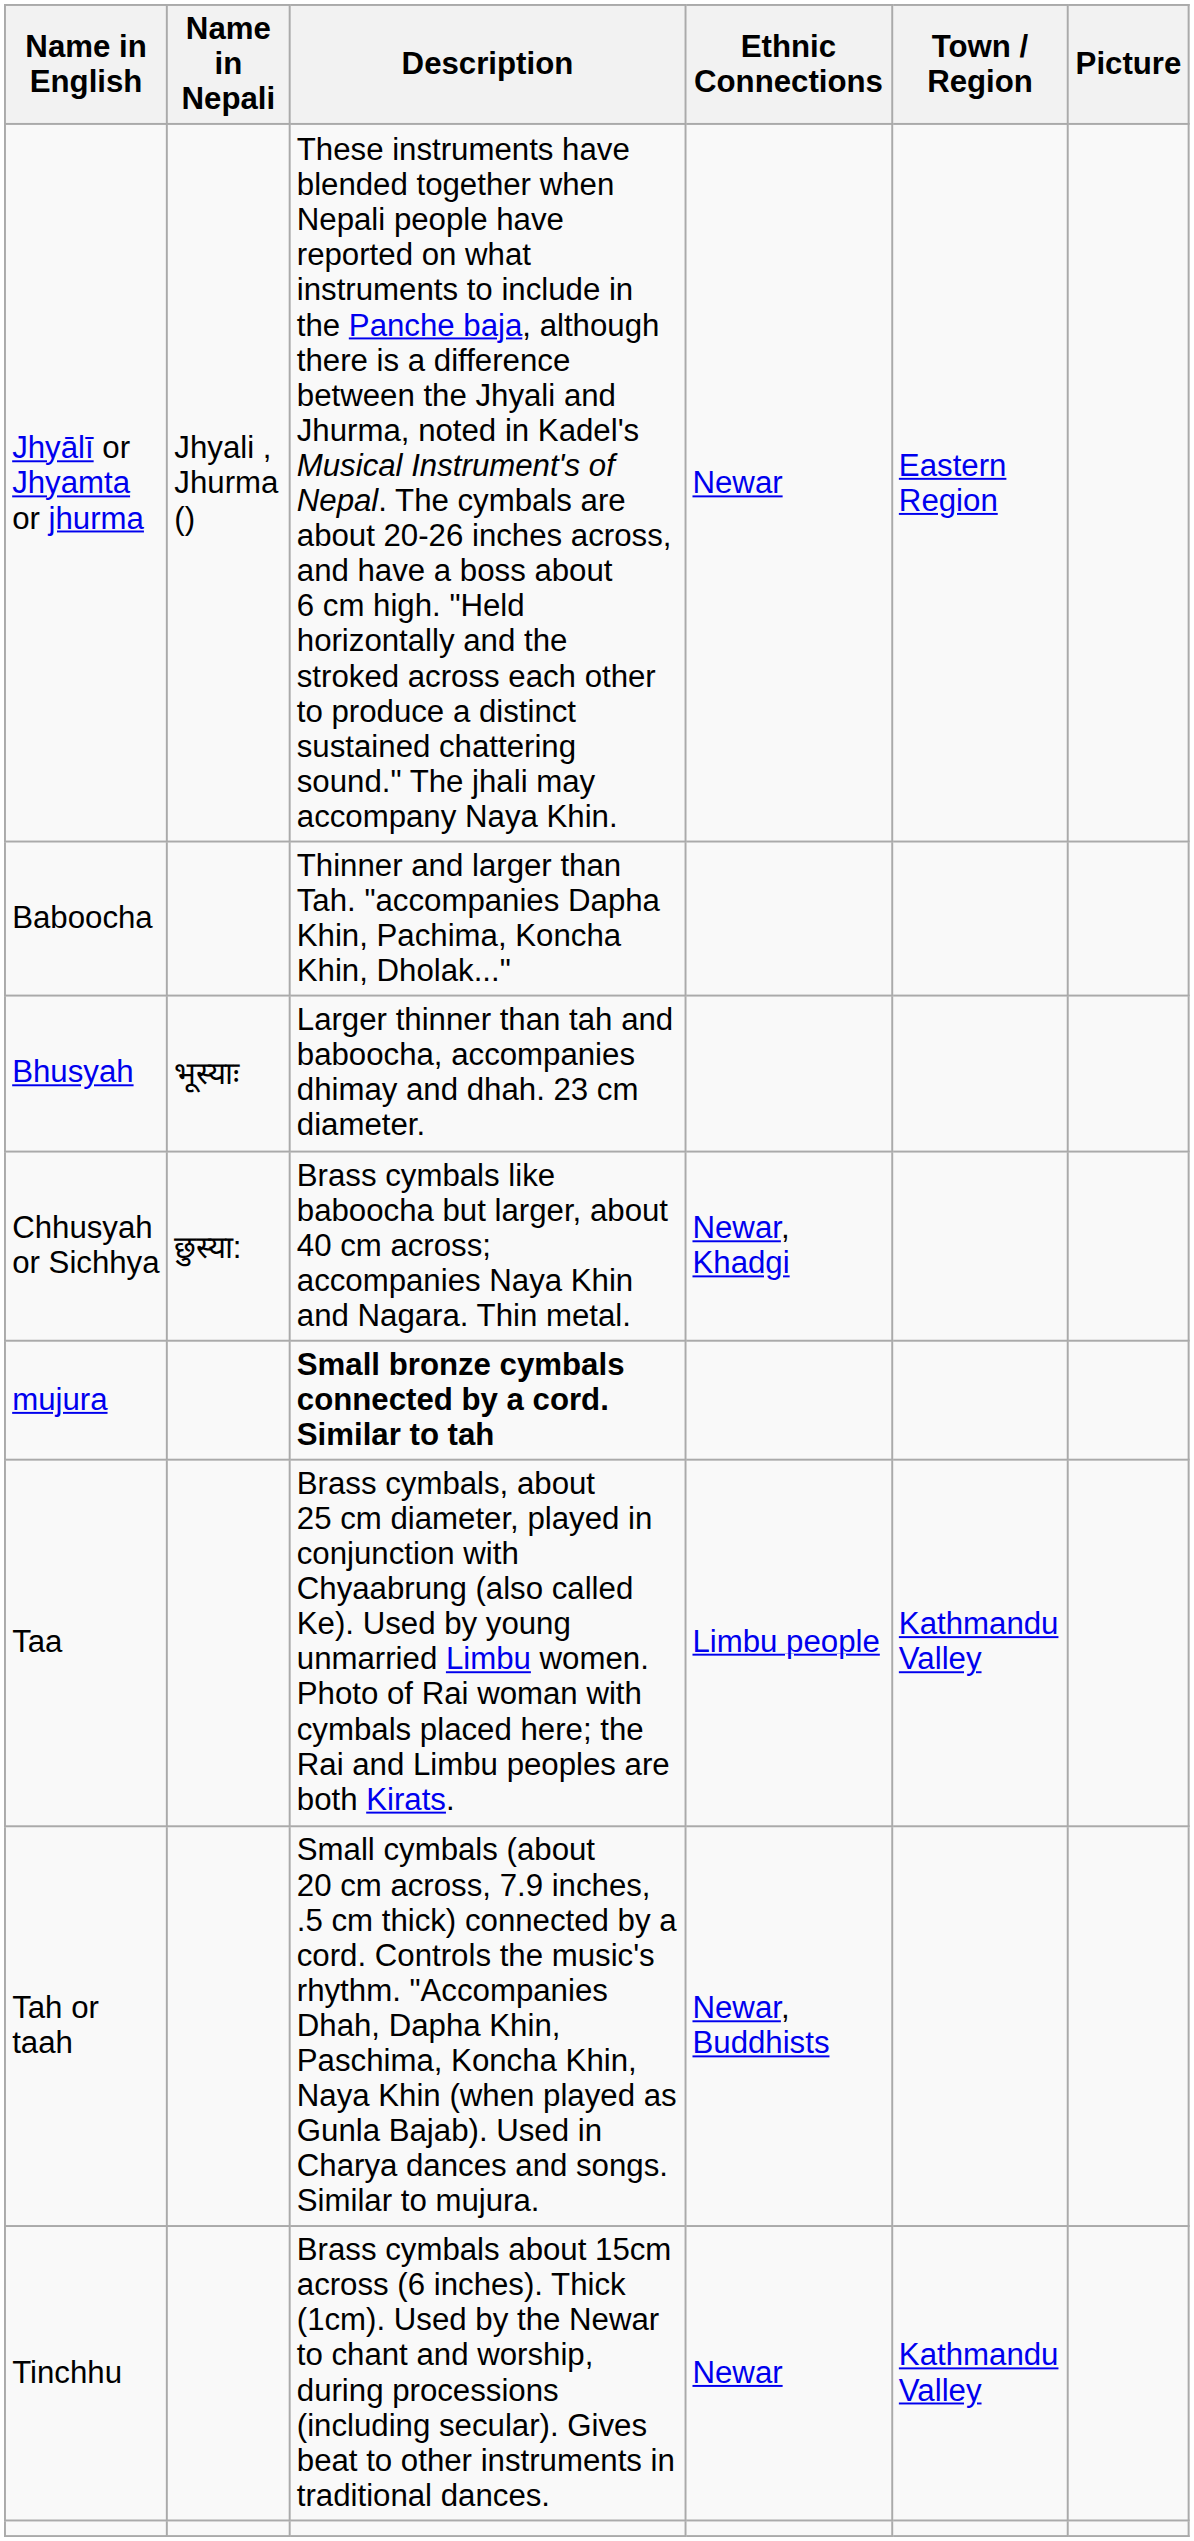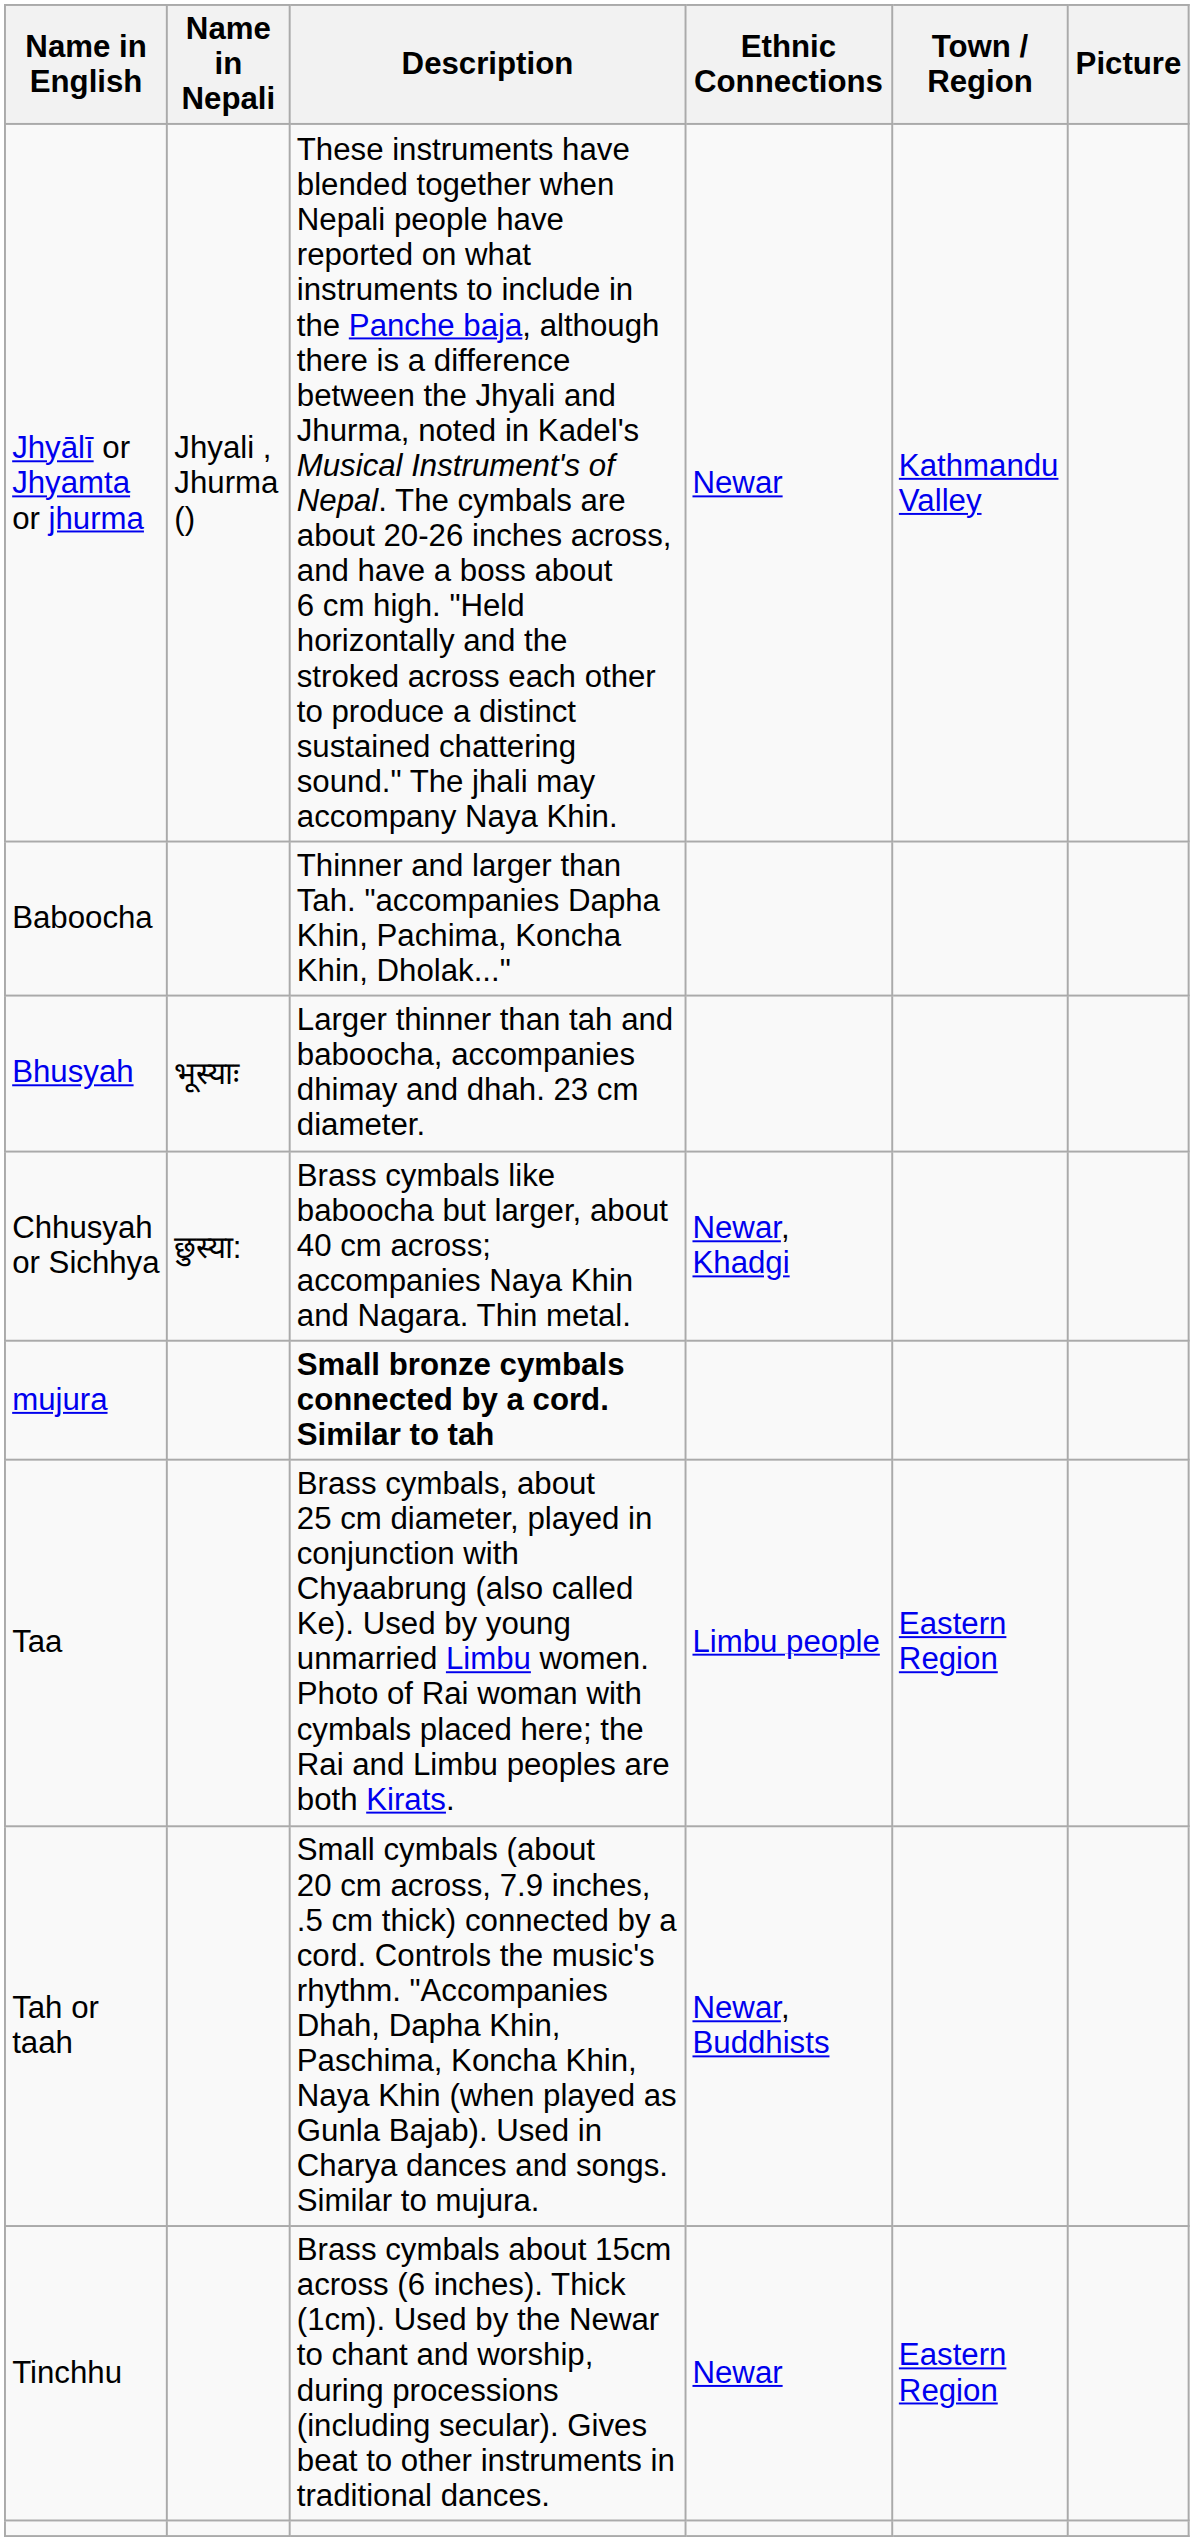(953, 482) Eastern Region -> (979, 482) Kathmandu Valley
(979, 1642) Kathmandu Valley -> (953, 1642) Eastern Region
(979, 2373) Kathmandu Valley -> (953, 2373) Eastern Region
